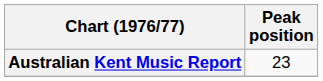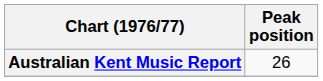(281, 62) 23 -> (281, 62) 26
